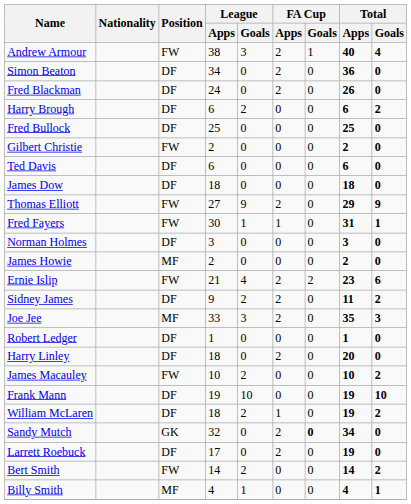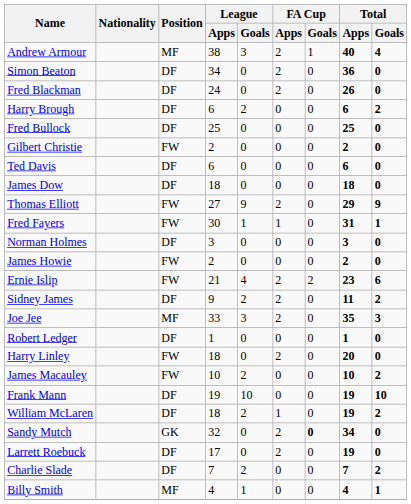(170, 52) FW -> (170, 52) MF
(170, 261) MF -> (170, 261) FW
(169, 356) DF -> (170, 356) FW
+ row: (40, 470)
- row: (33, 470)
